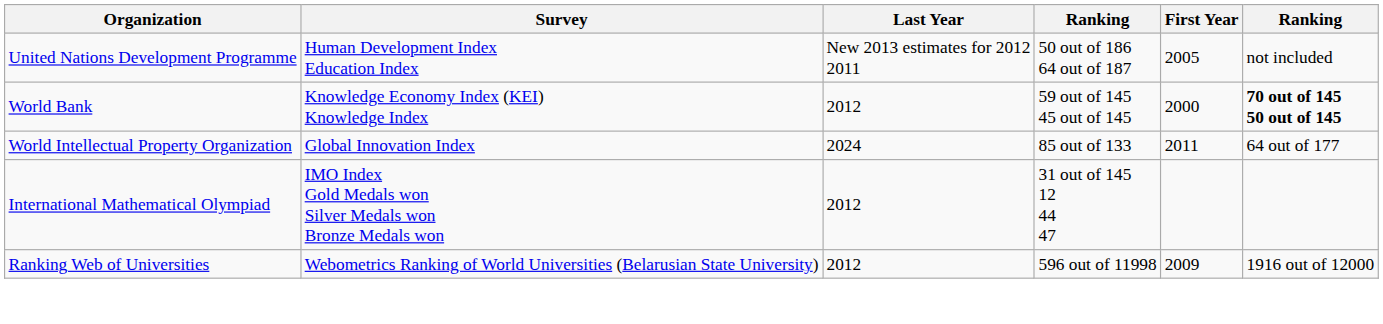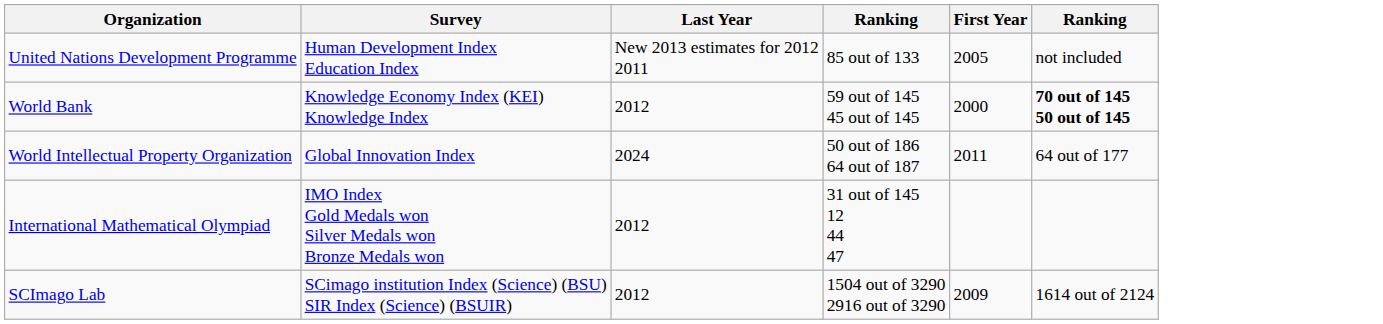(1085, 57) 50 out of 186 64 out of 187 -> (873, 57) 85 out of 133
(1085, 145) 85 out of 133 -> (873, 155) 50 out of 186 64 out of 187
- row: (109, 264)
+ row: (57, 295)
